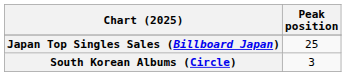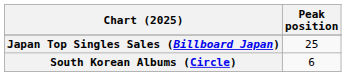(312, 62) 3 -> (312, 62) 6
